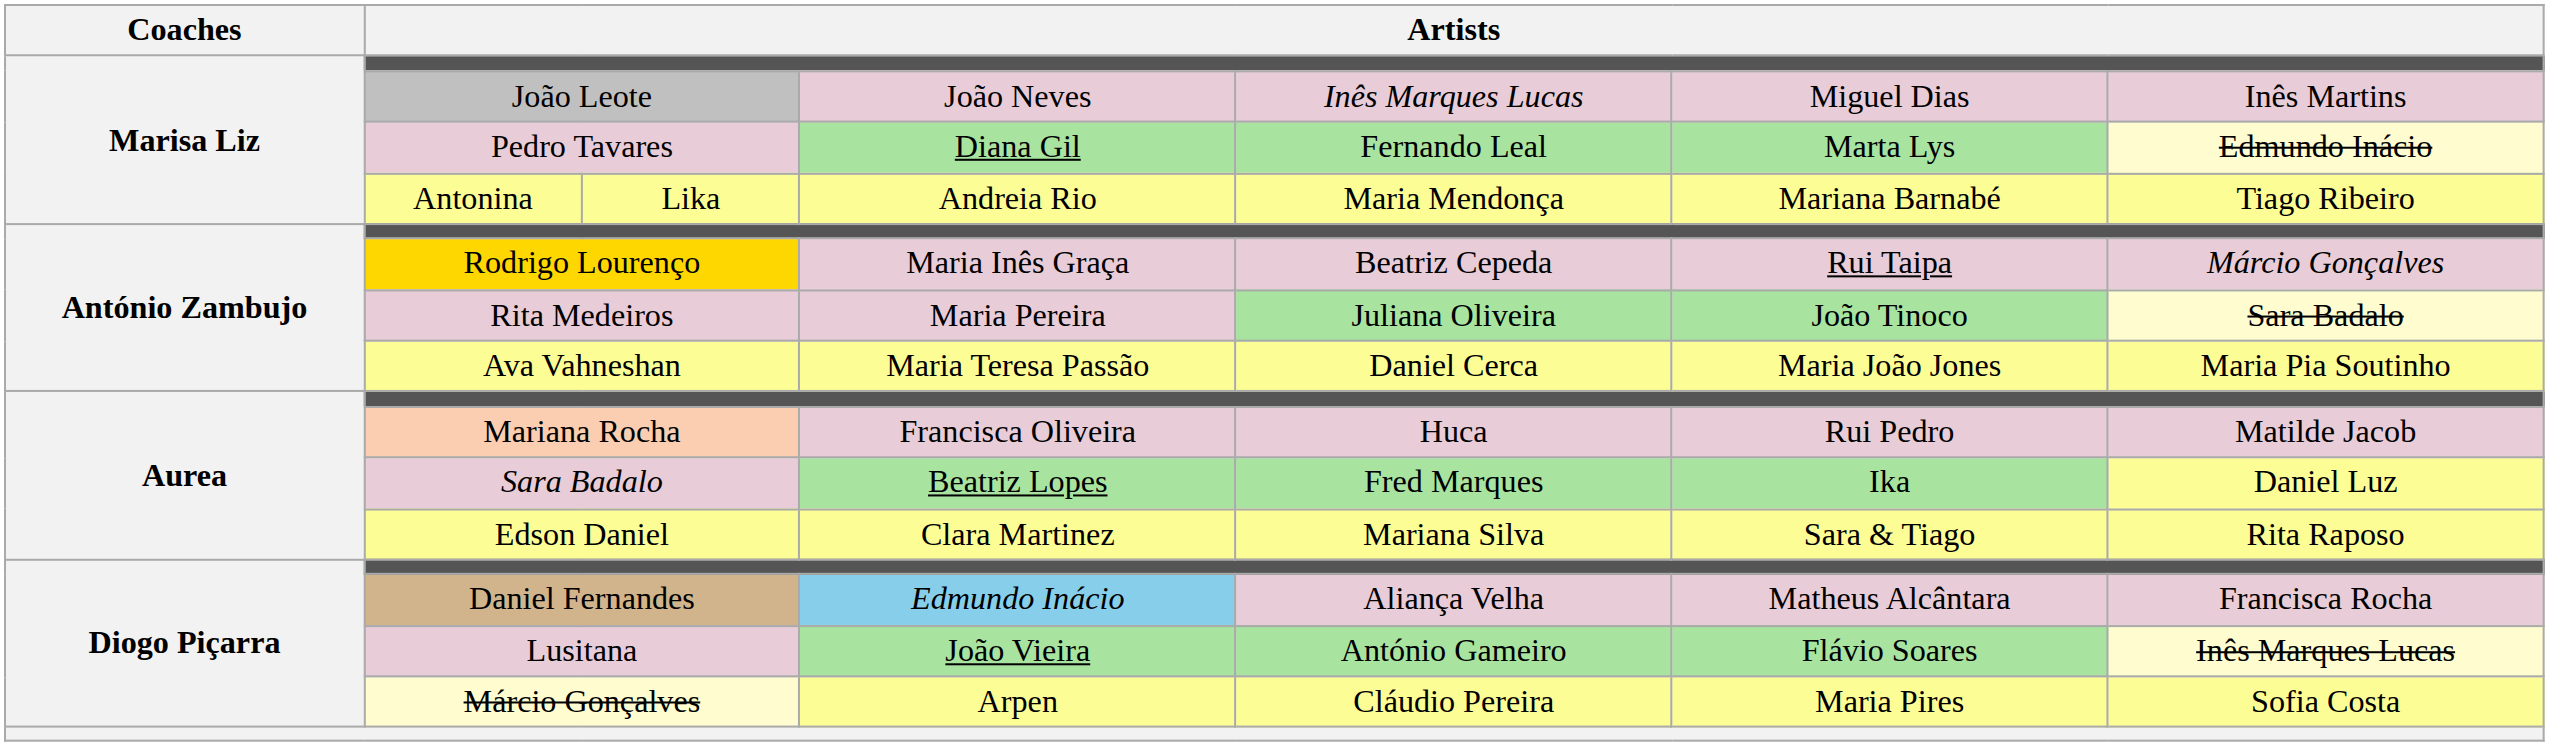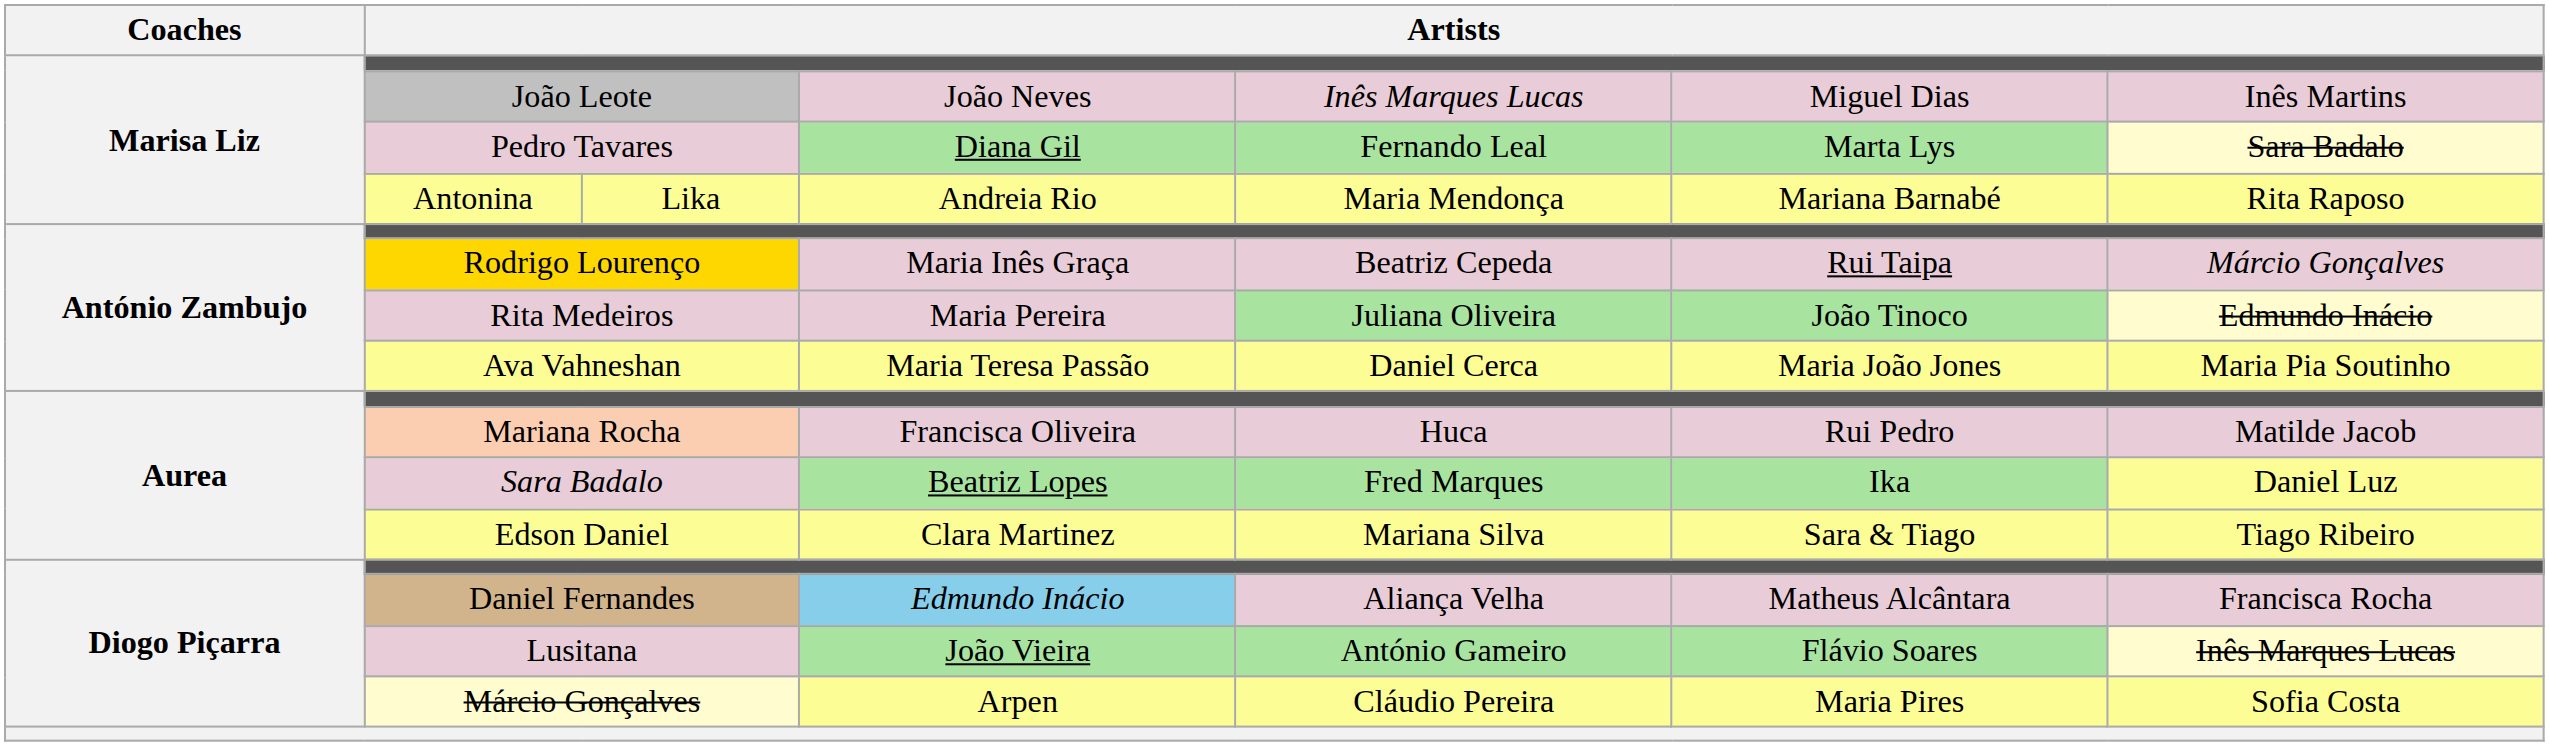(2326, 146) Edmundo Inácio -> (2326, 146) Sara Badalo
(2326, 197) Tiago Ribeiro -> (2326, 197) Rita Raposo
(2326, 314) Sara Badalo -> (2326, 314) Edmundo Inácio
(2326, 533) Rita Raposo -> (2326, 533) Tiago Ribeiro
